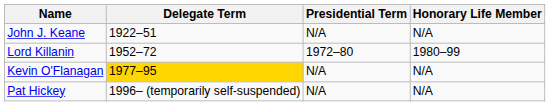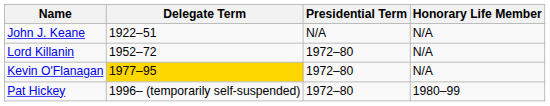(436, 52) 1980–99 -> (423, 52) N/A
(316, 71) N/A -> (330, 71) 1972–80
(316, 91) N/A -> (330, 91) 1972–80
(423, 91) N/A -> (436, 91) 1980–99
